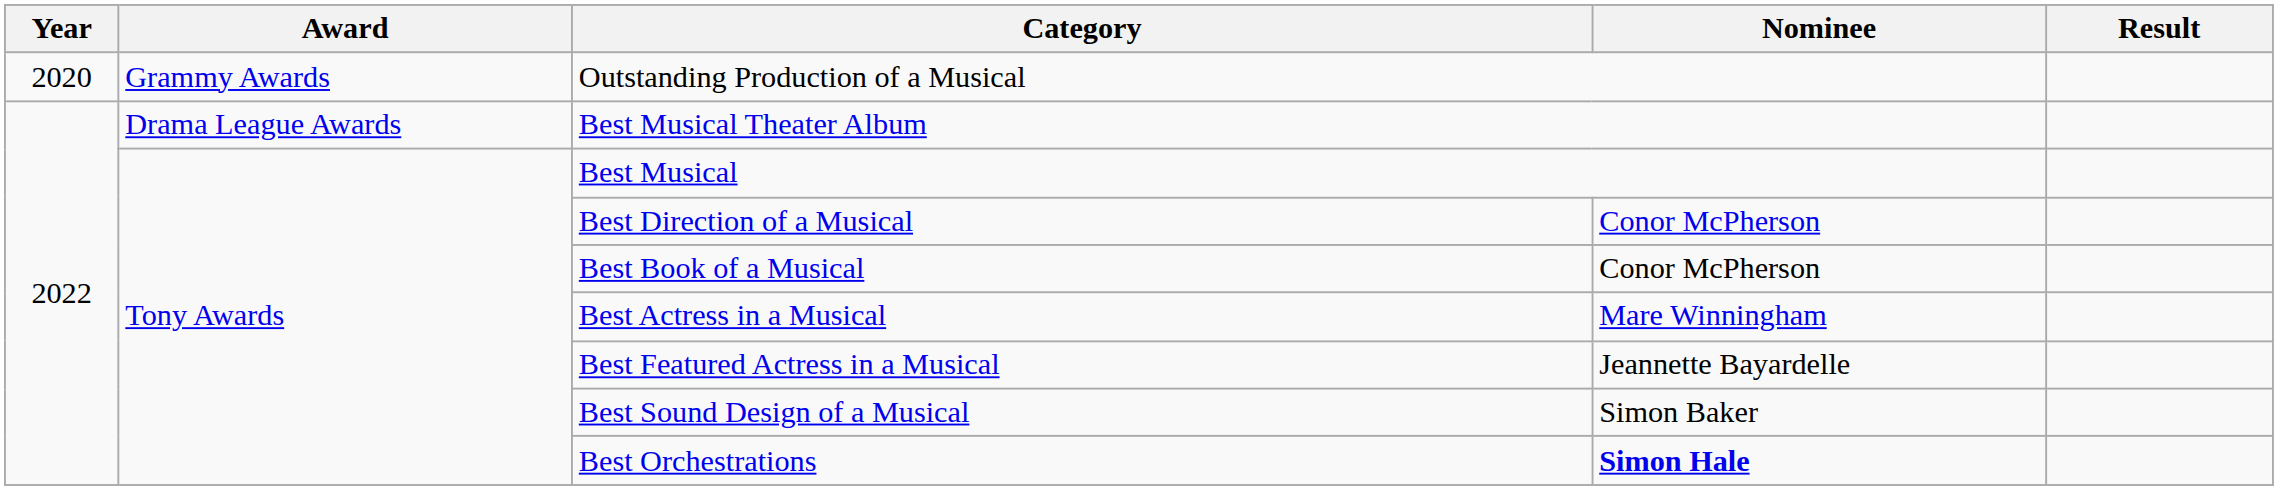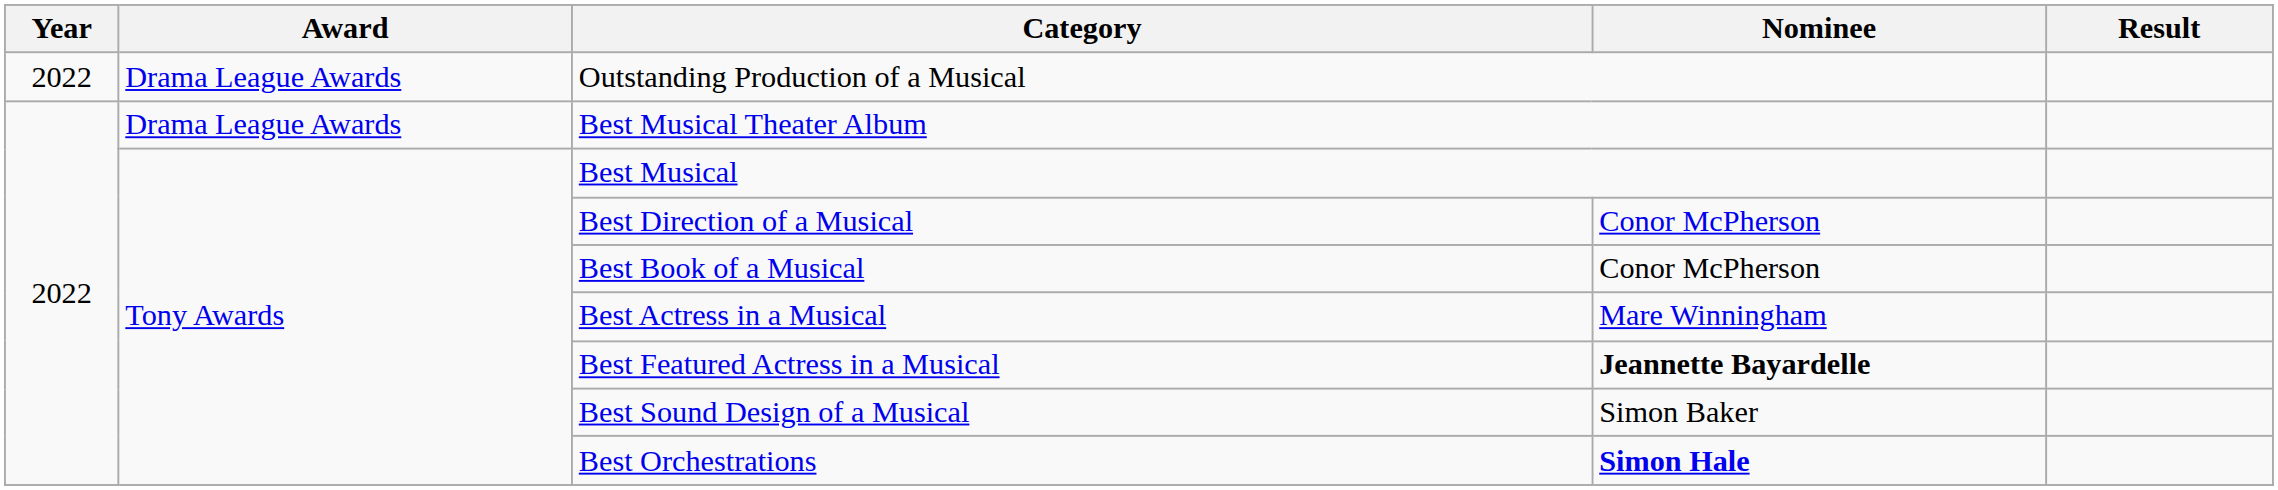(62, 76) 2020 -> (62, 76) 2022
(228, 76) Grammy Awards -> (263, 76) Drama League Awards
(1725, 364) normal -> (1735, 364) bold
